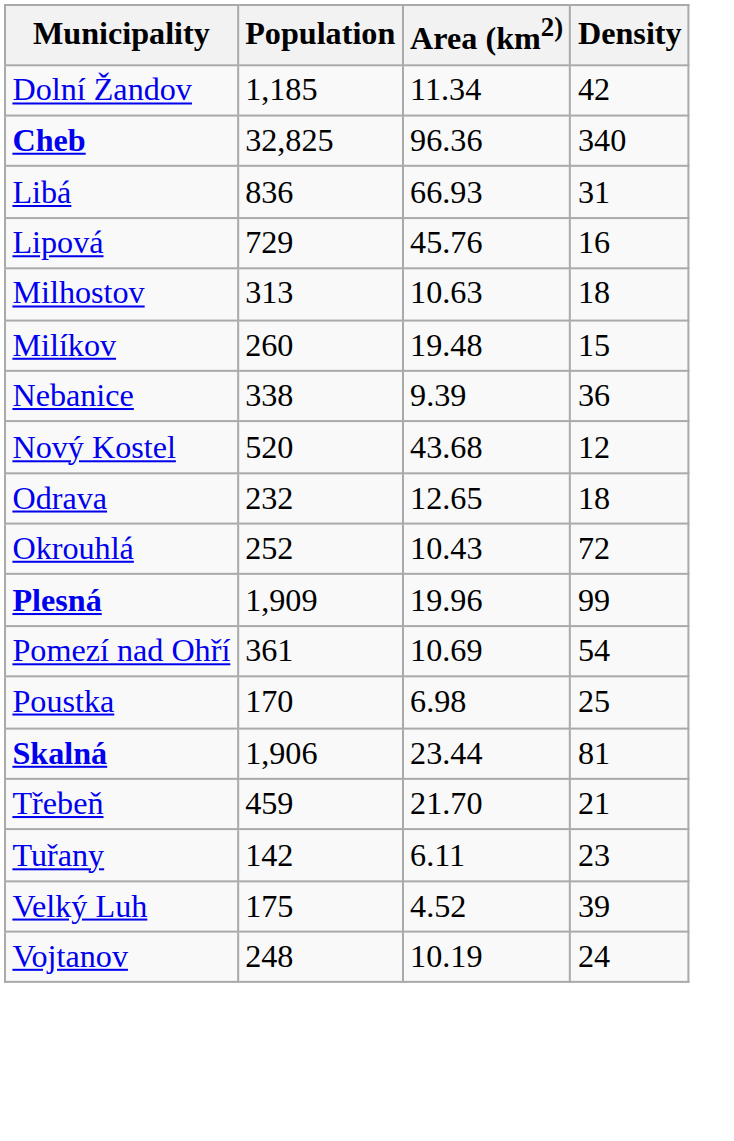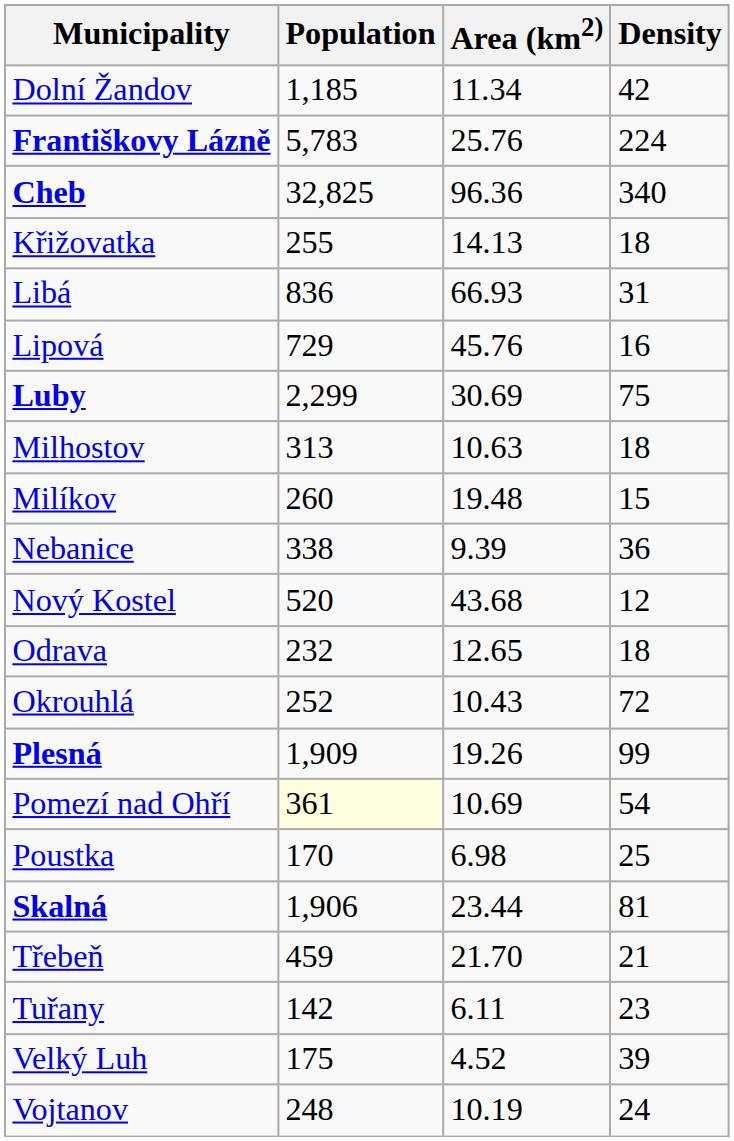+ row: (142, 140)
+ row: (84, 242)
+ row: (49, 395)
(446, 599) 19.96 -> (487, 752) 19.26
(269, 650) no background -> (310, 803) lightyellow background
